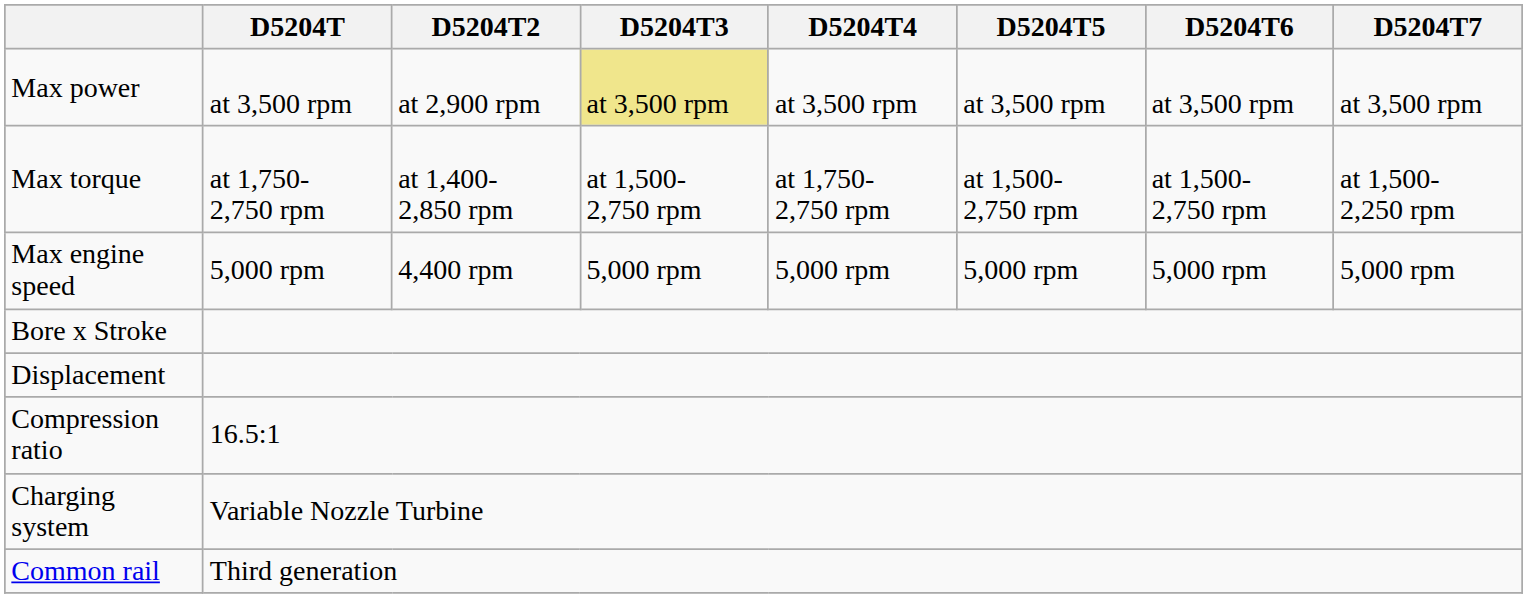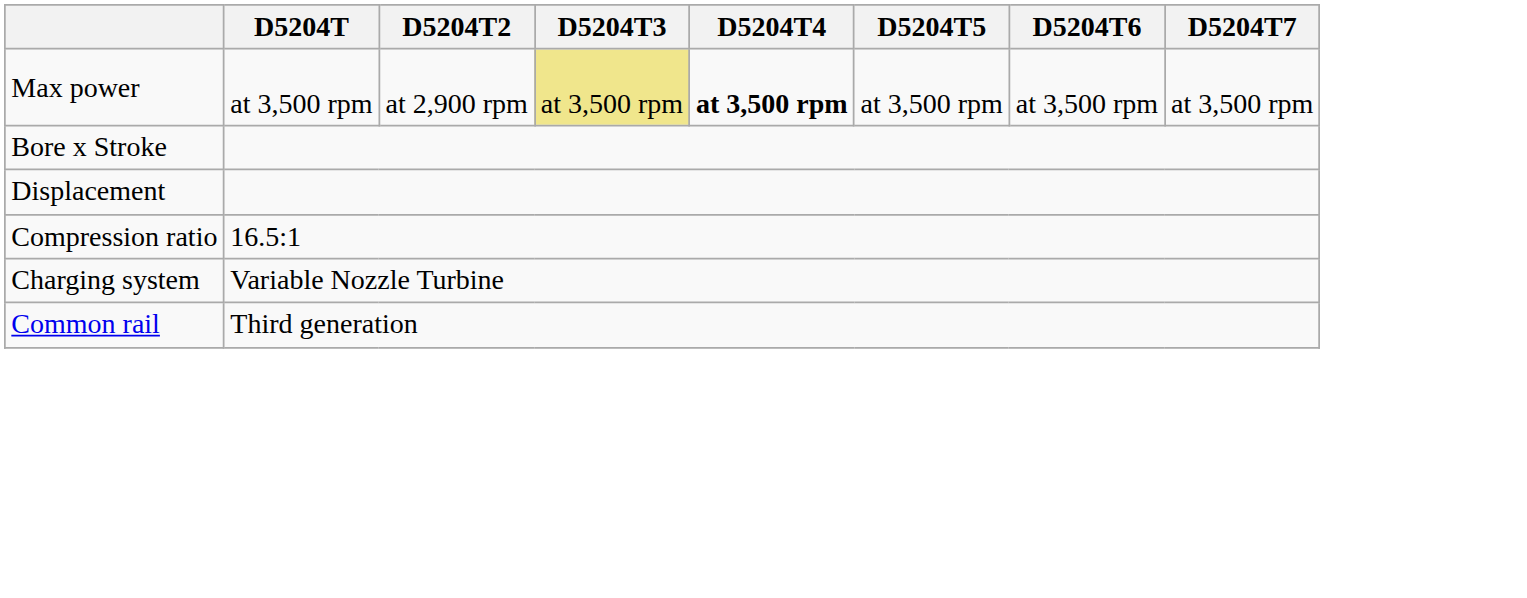(846, 102) normal -> (772, 102) bold
- row: (76, 178)
- row: (78, 270)
